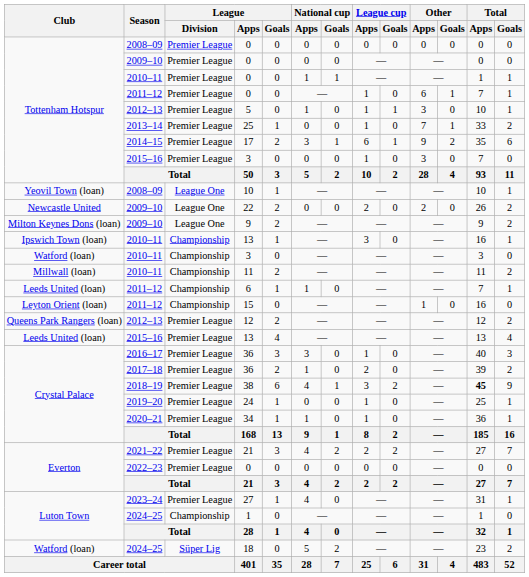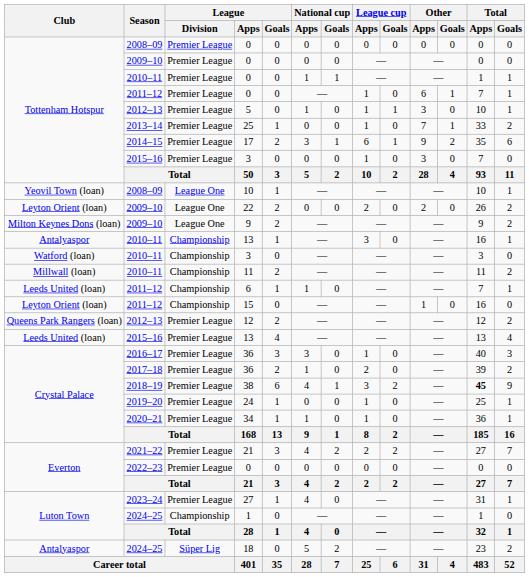(64, 207) Newcastle United -> (64, 207) Leyton Orient (loan)
(64, 239) Ipswich Town (loan) -> (64, 239) Antalyaspor
(64, 548) Watford (loan) -> (64, 548) Antalyaspor
